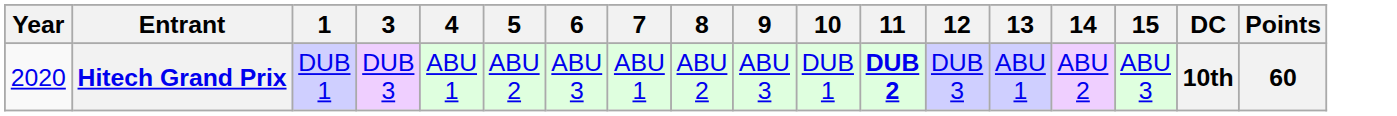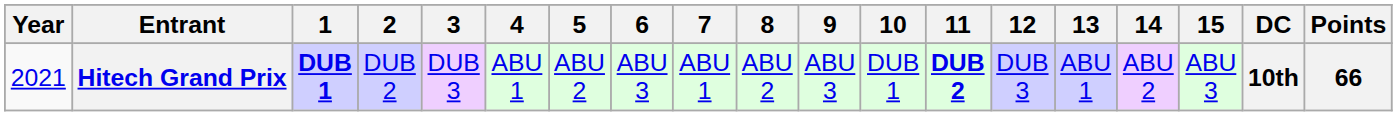+ column: (390, 24)
(38, 77) 2020 -> (38, 77) 2021
(324, 77) normal -> (325, 77) bold
(1283, 77) 60 -> (1348, 77) 66
